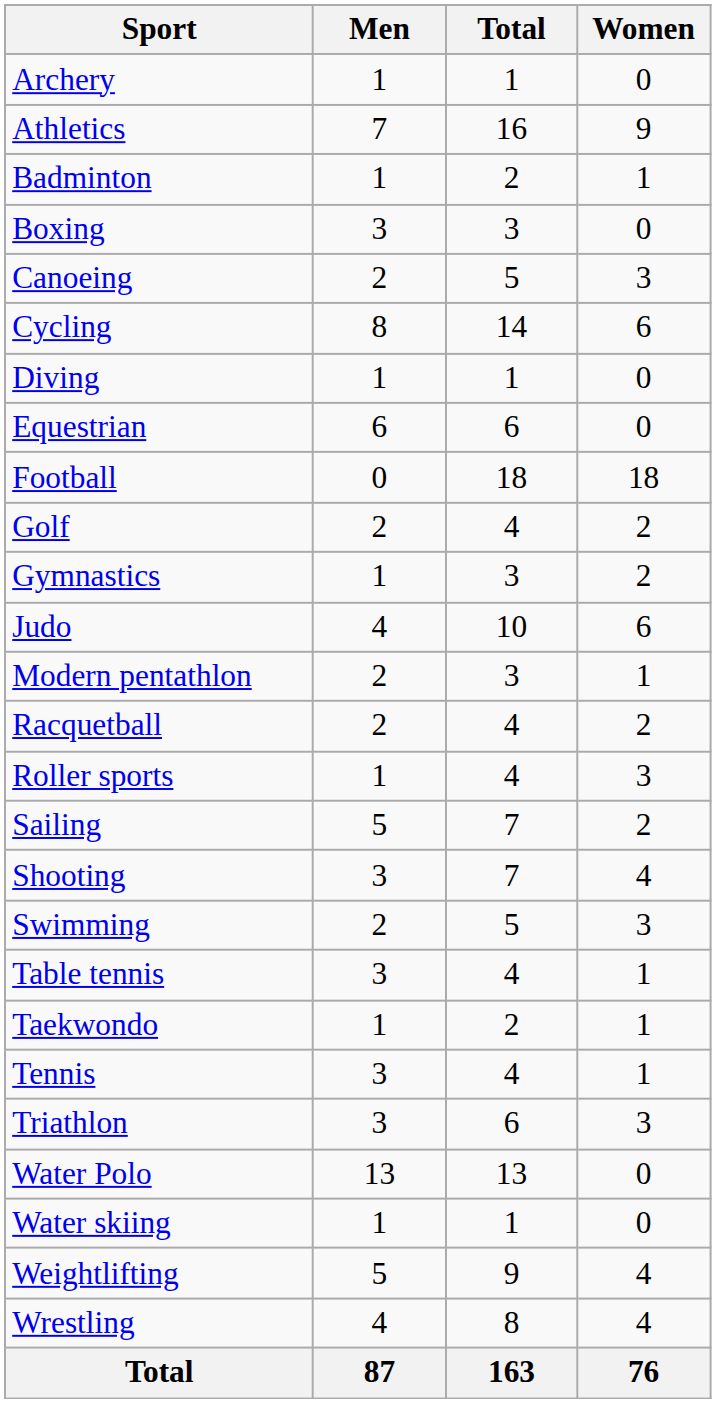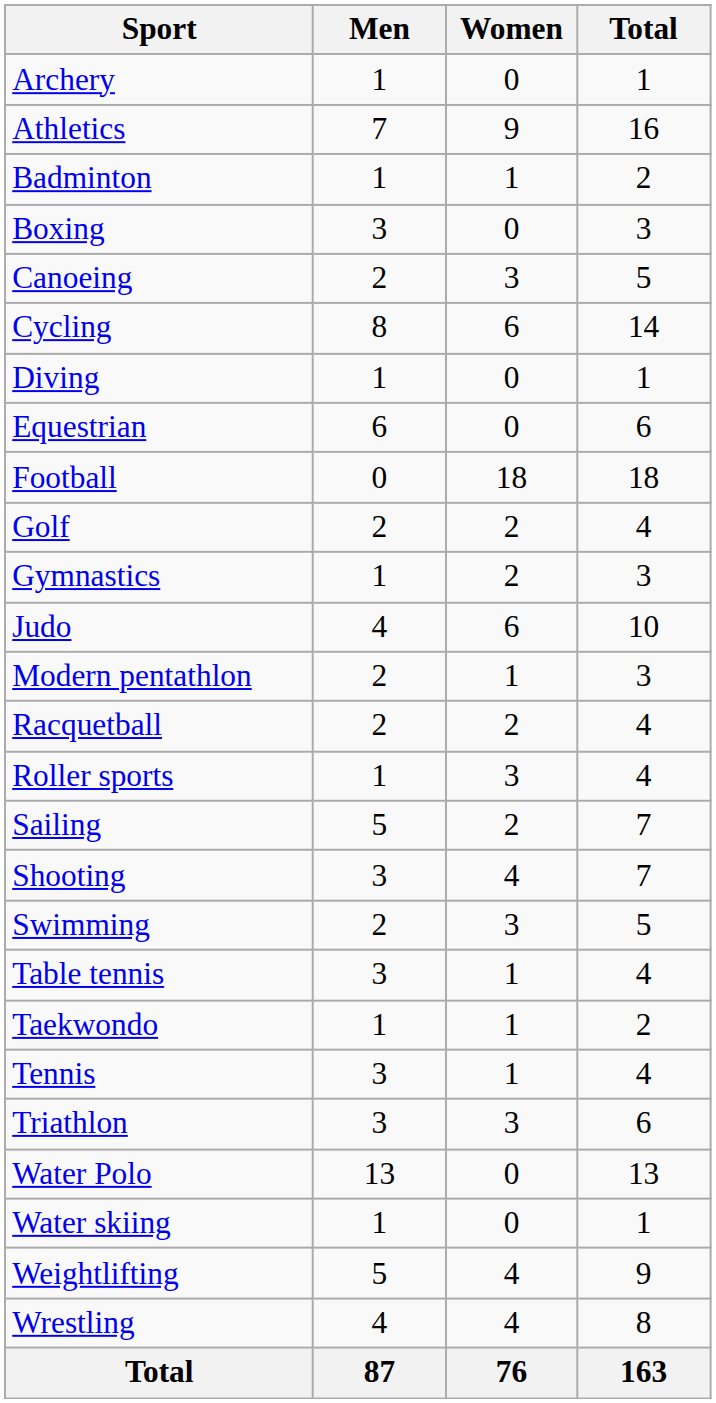columns swapped: (644, 29) <-> (512, 29)
